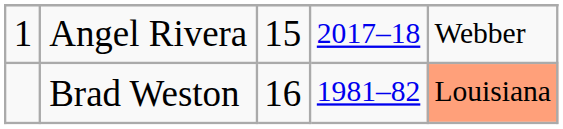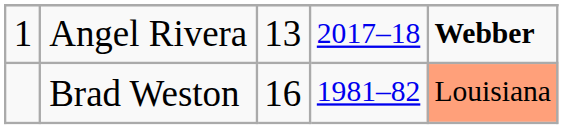(283, 33) 15 -> (283, 33) 13
(480, 33) normal -> (484, 33) bold
